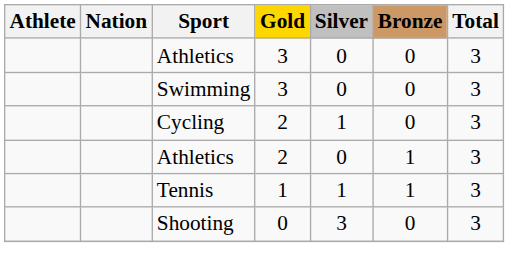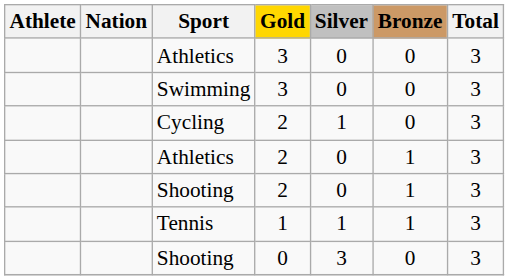+ row: (195, 190)
